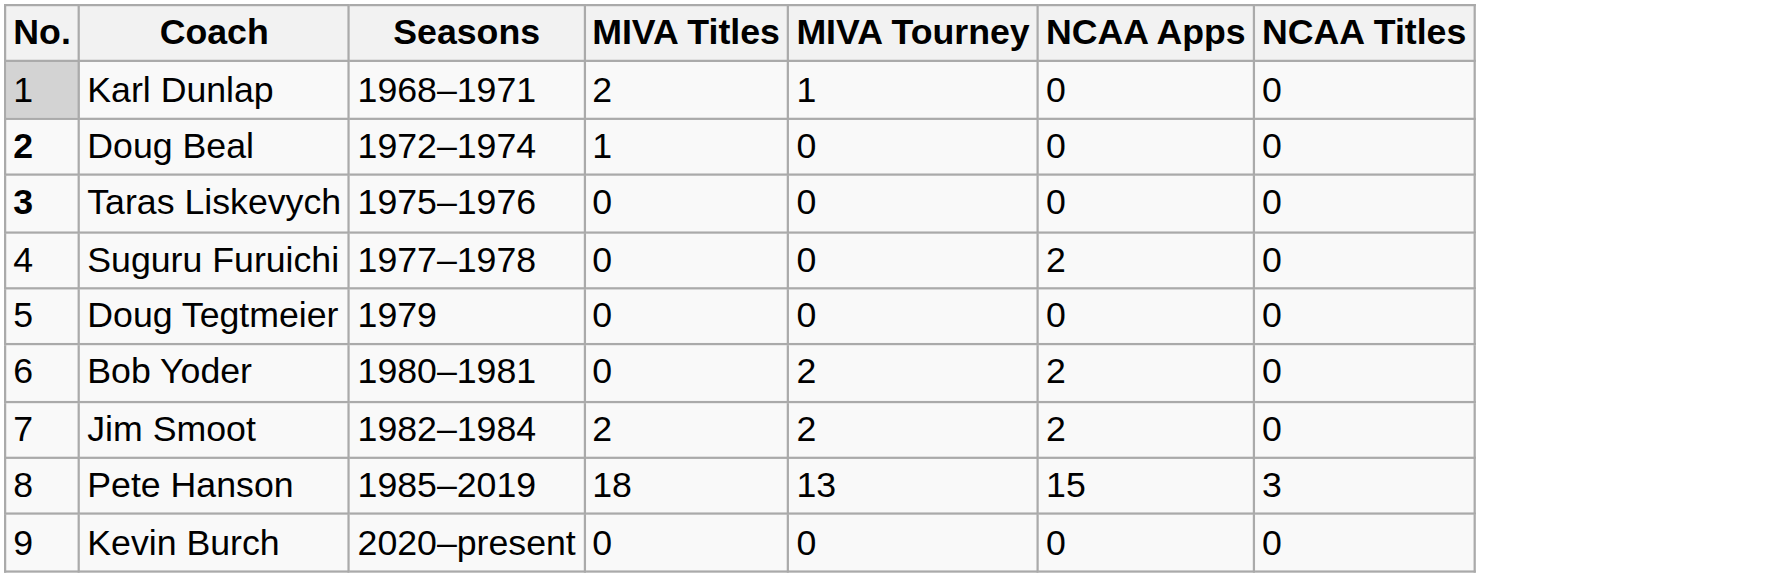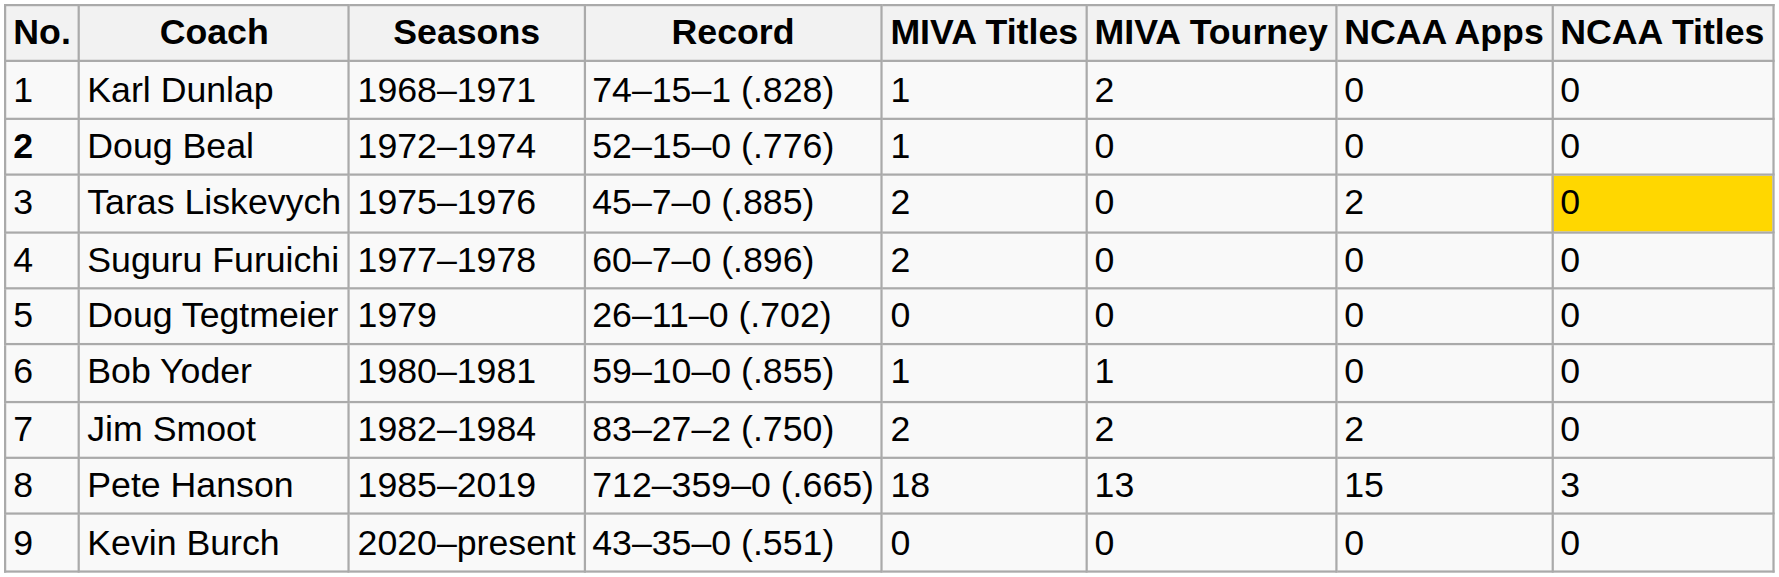+ column: (733, 32)
(23, 89) lightgrey background -> (23, 89) no background
(602, 89) 2 -> (900, 89) 1
(806, 89) 1 -> (1104, 89) 2
(23, 202) bold -> (23, 202) normal
(602, 202) 0 -> (900, 202) 2
(1056, 202) 0 -> (1354, 202) 2
(1272, 202) no background -> (1570, 202) gold background
(602, 259) 0 -> (900, 259) 2
(1056, 259) 2 -> (1354, 259) 0
(602, 372) 0 -> (900, 372) 1
(806, 372) 2 -> (1104, 372) 1
(1056, 372) 2 -> (1354, 372) 0
